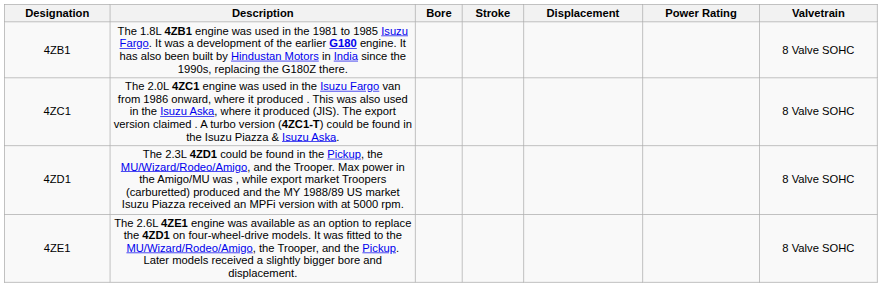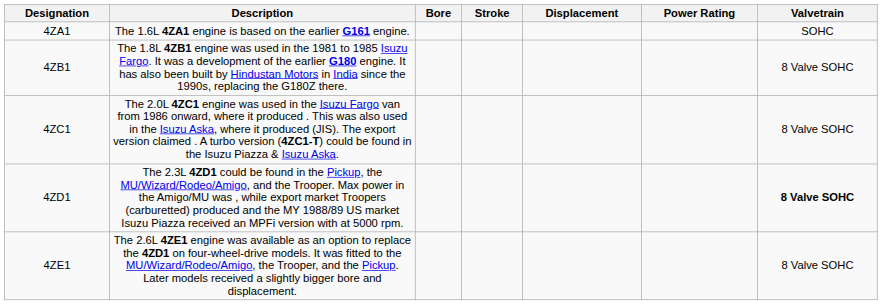+ row: (57, 31)
(818, 180) normal -> (817, 197) bold
